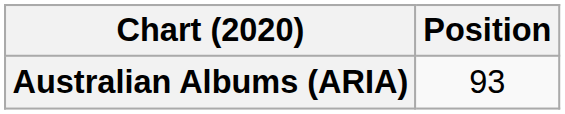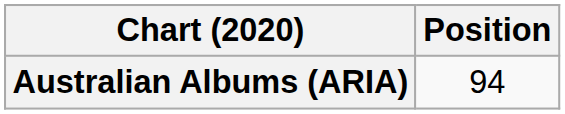(487, 81) 93 -> (487, 81) 94
